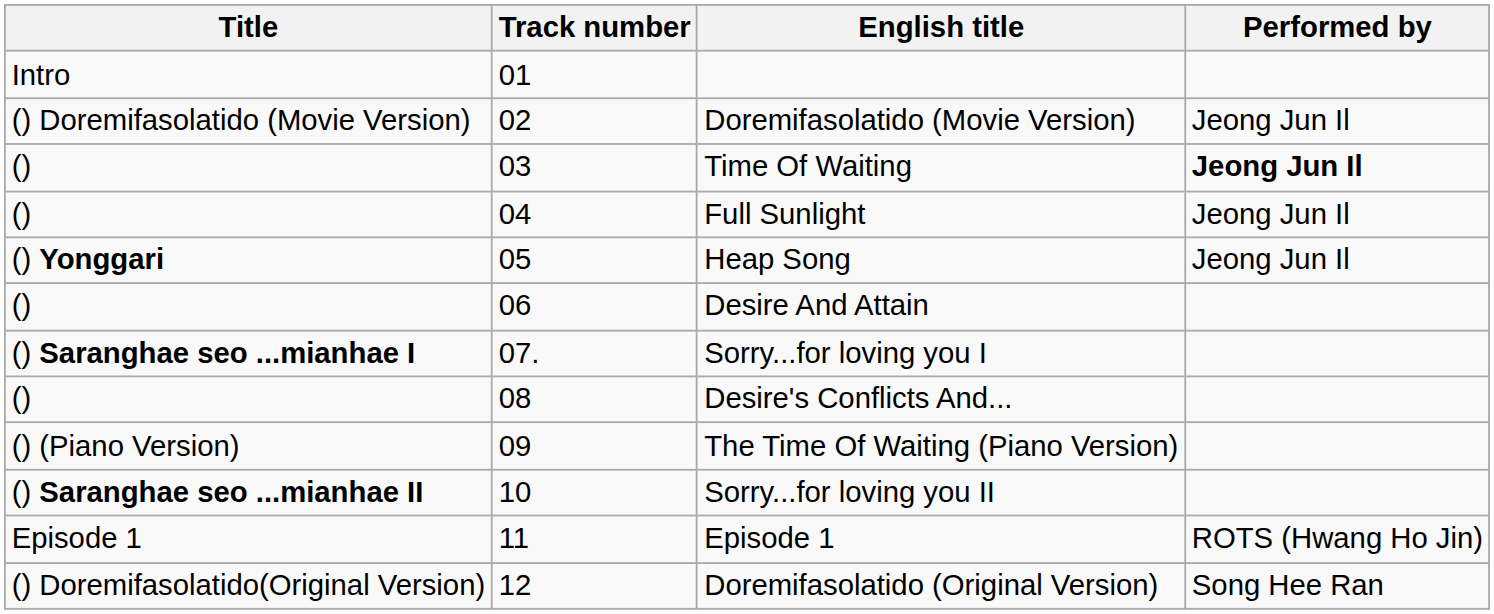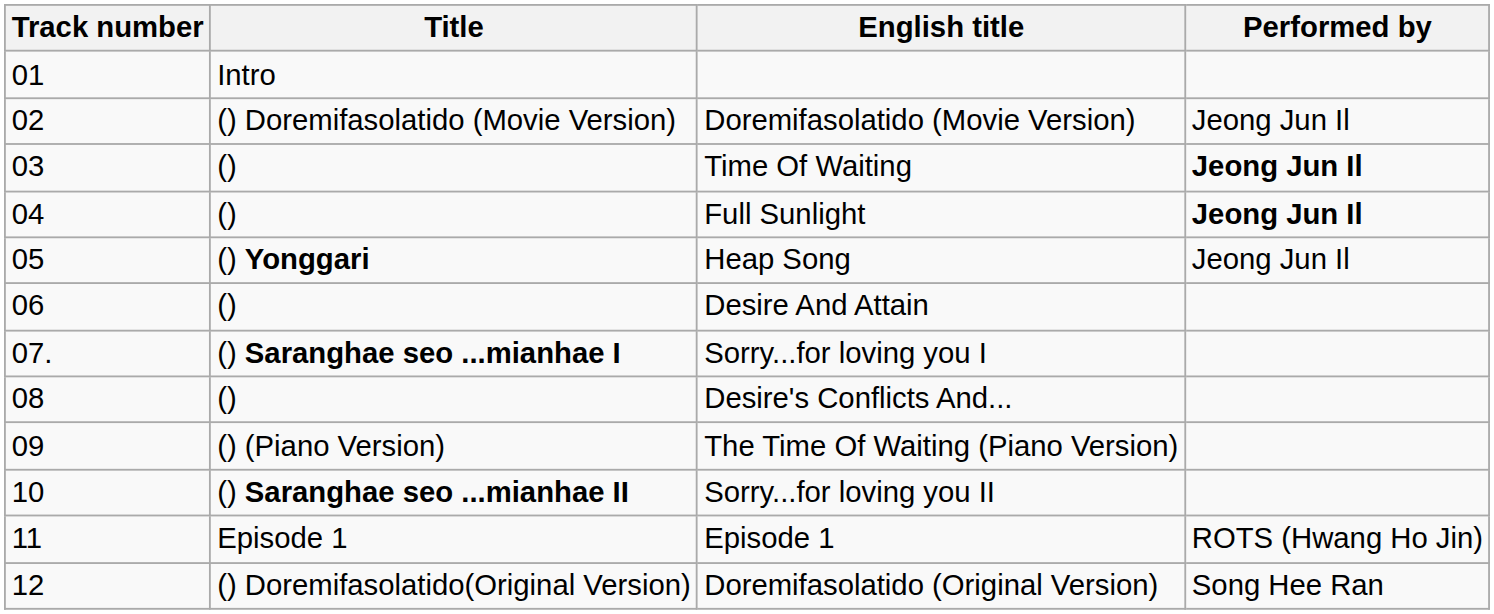columns swapped: (595, 27) <-> (248, 27)
(1271, 213) normal -> (1277, 213) bold
